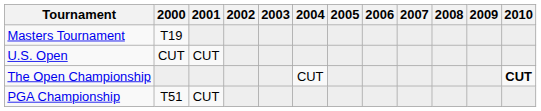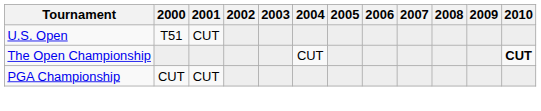- row: (66, 35)
(171, 56) CUT -> (171, 35) T51
(171, 97) T51 -> (171, 76) CUT
